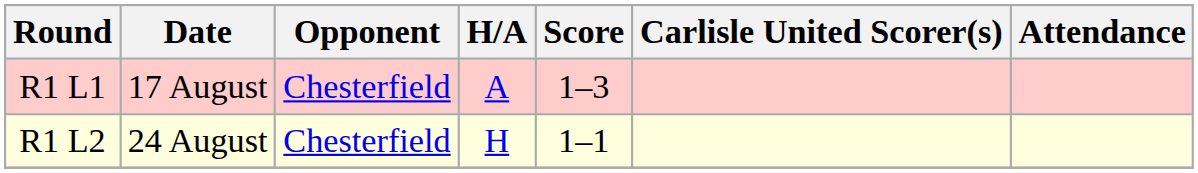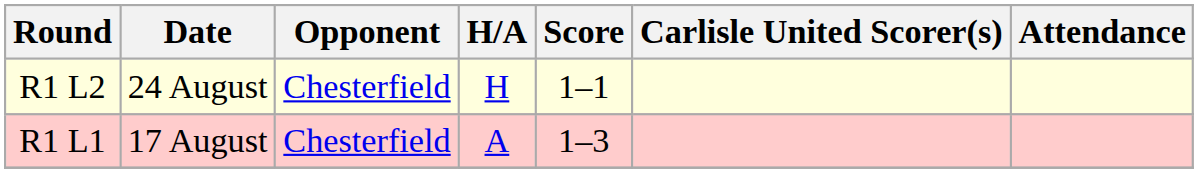rows swapped: (62, 85) <-> (62, 140)
